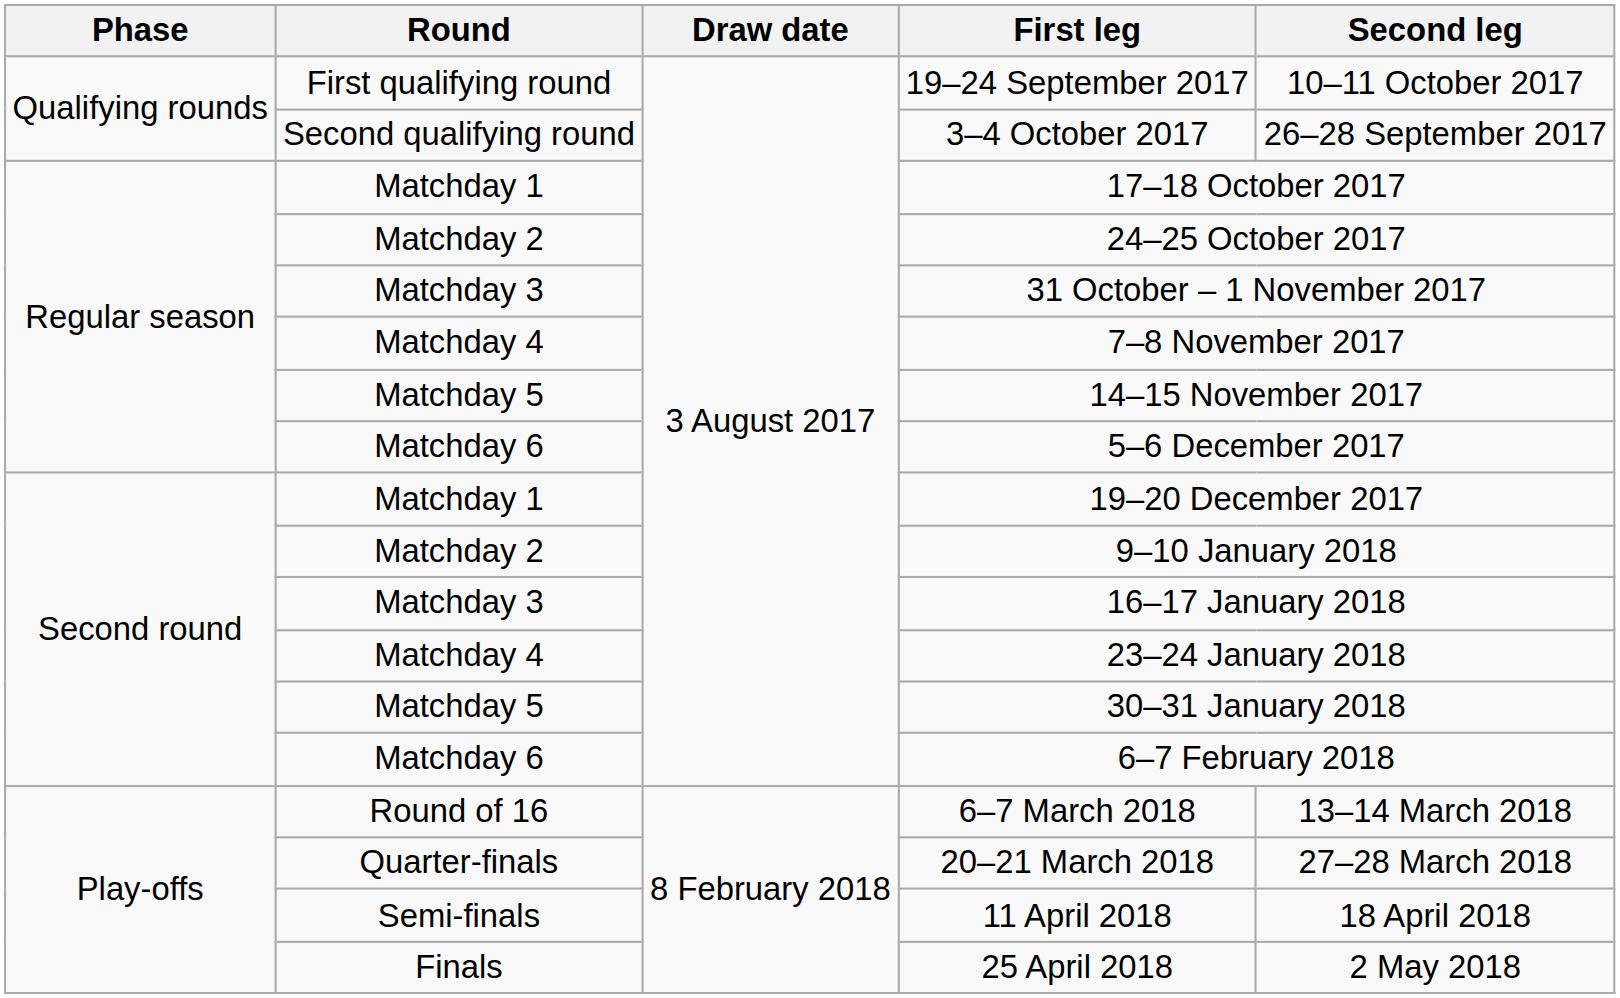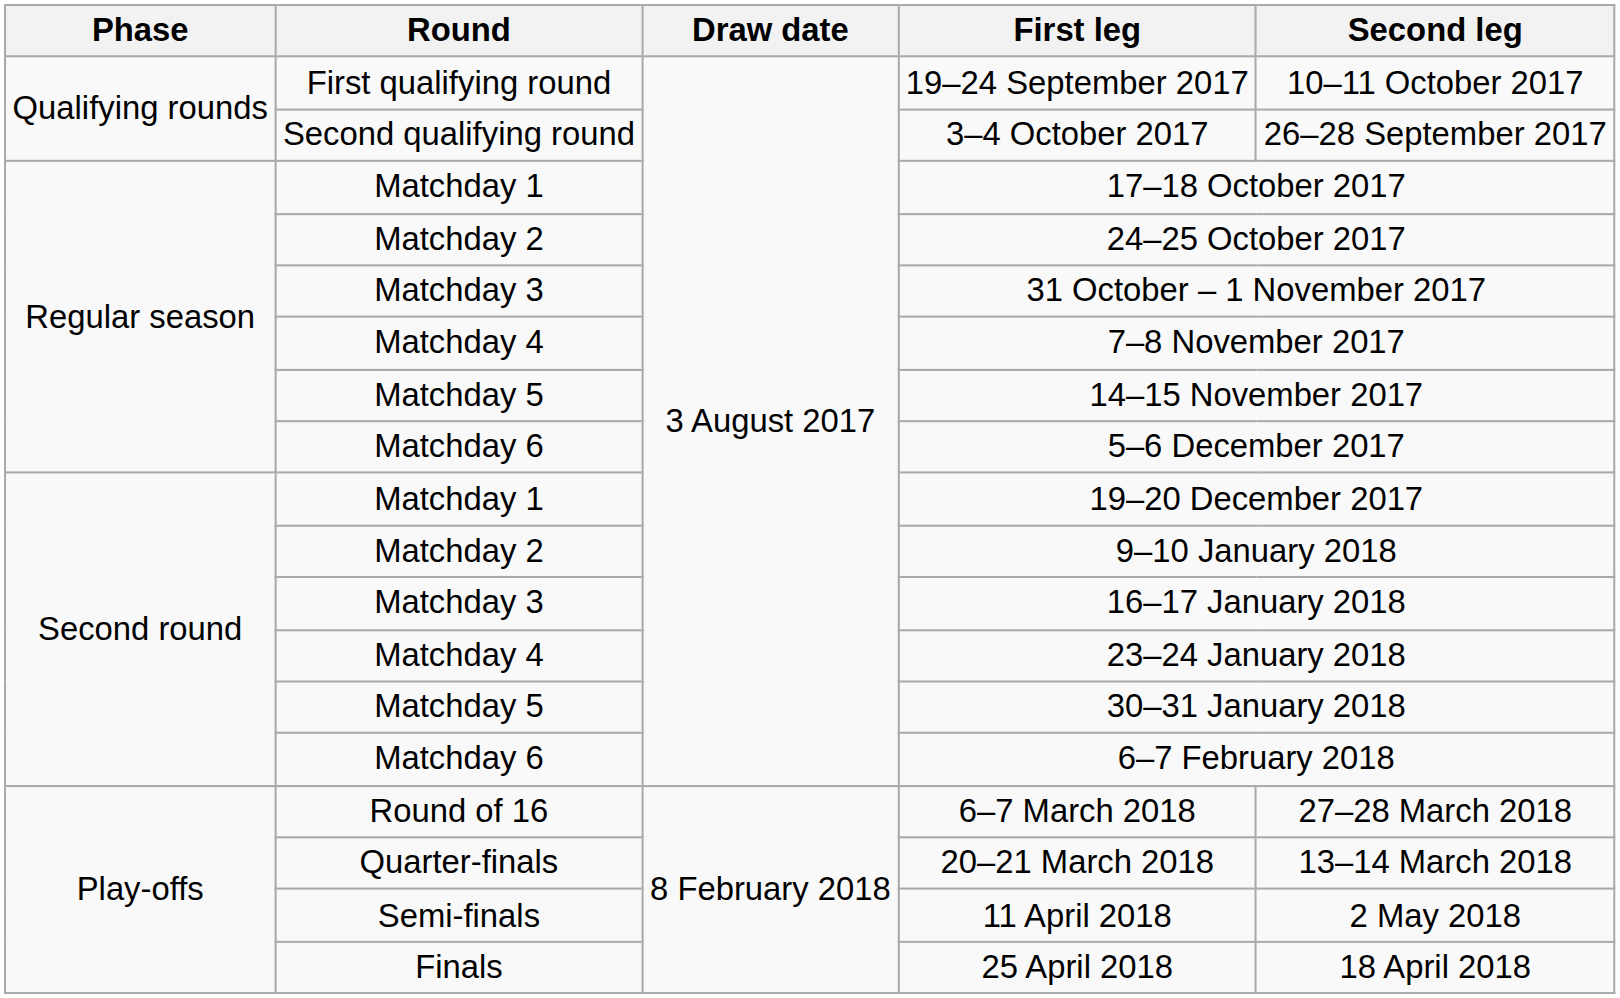(1435, 810) 13–14 March 2018 -> (1435, 810) 27–28 March 2018
(1435, 862) 27–28 March 2018 -> (1435, 862) 13–14 March 2018
(1435, 914) 18 April 2018 -> (1435, 914) 2 May 2018
(1435, 966) 2 May 2018 -> (1435, 966) 18 April 2018
